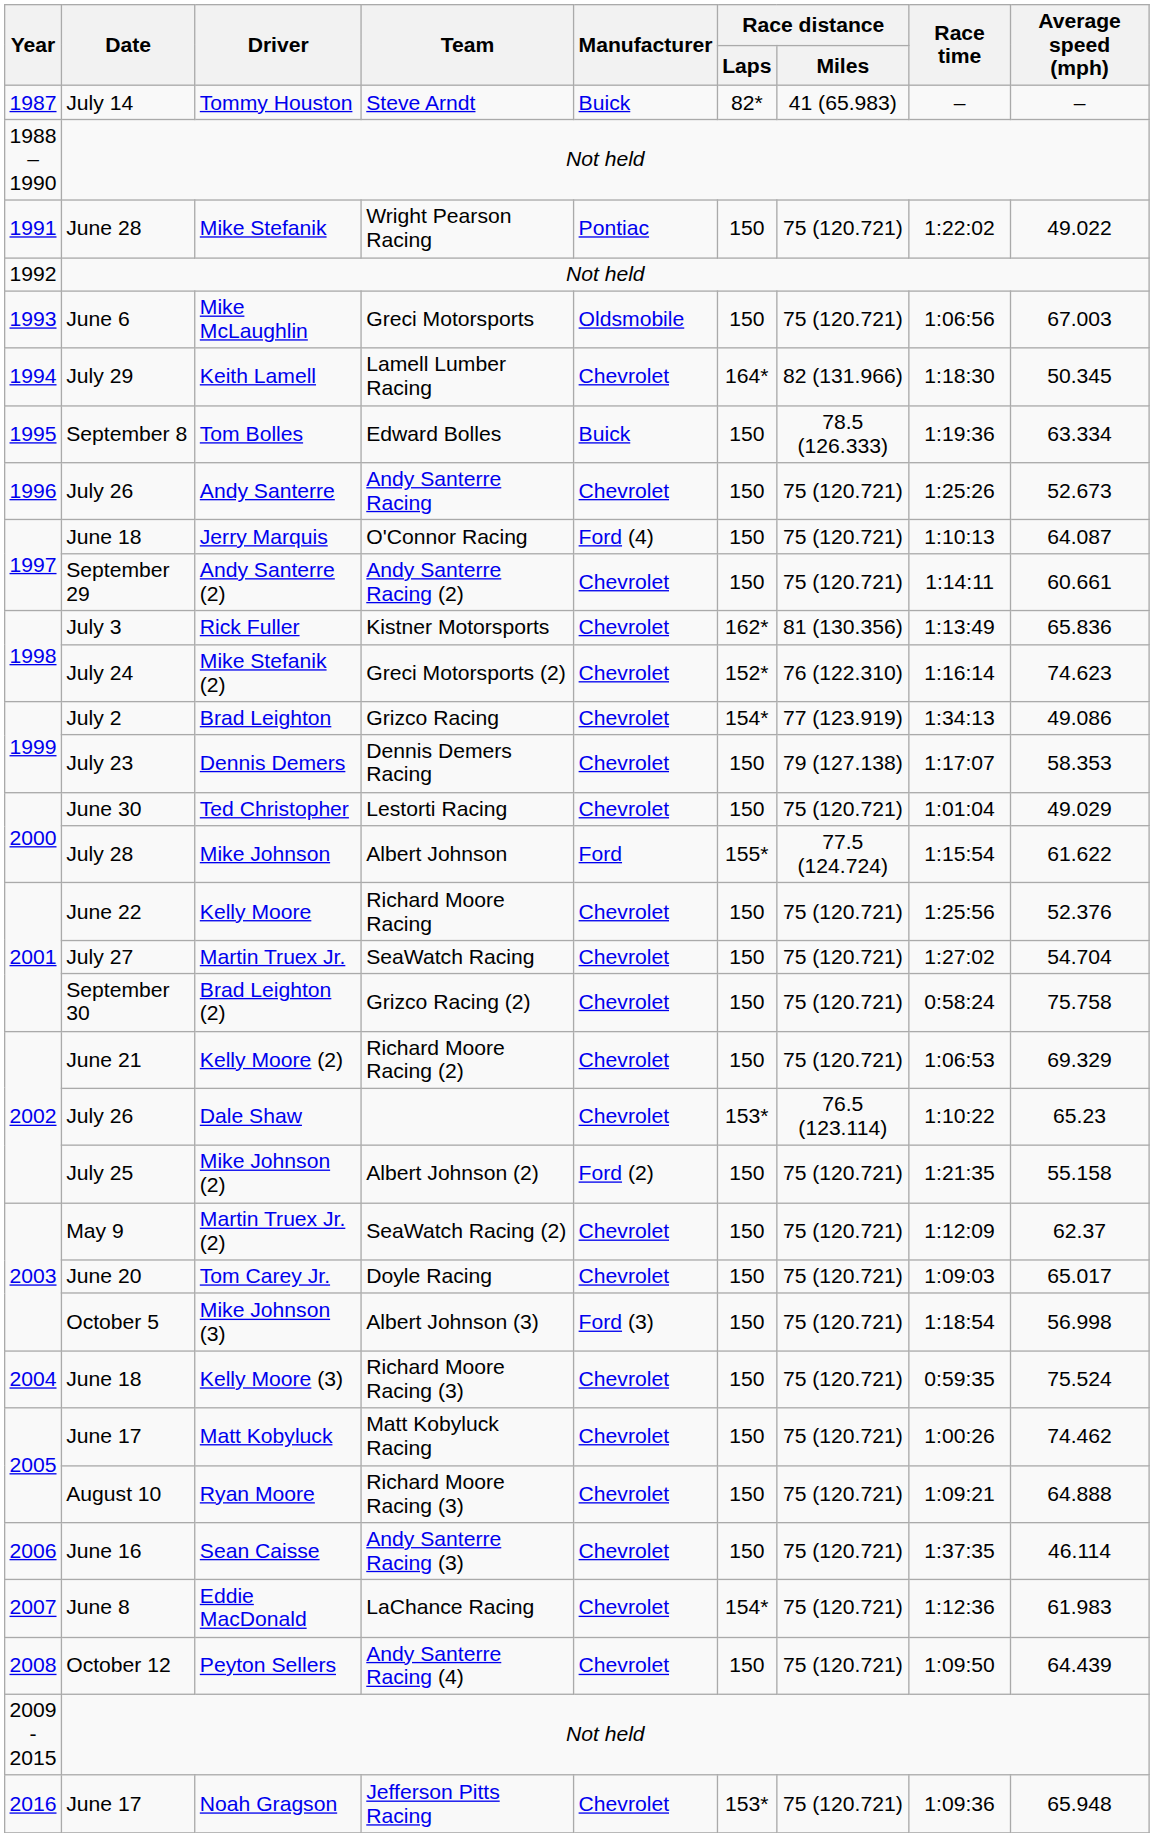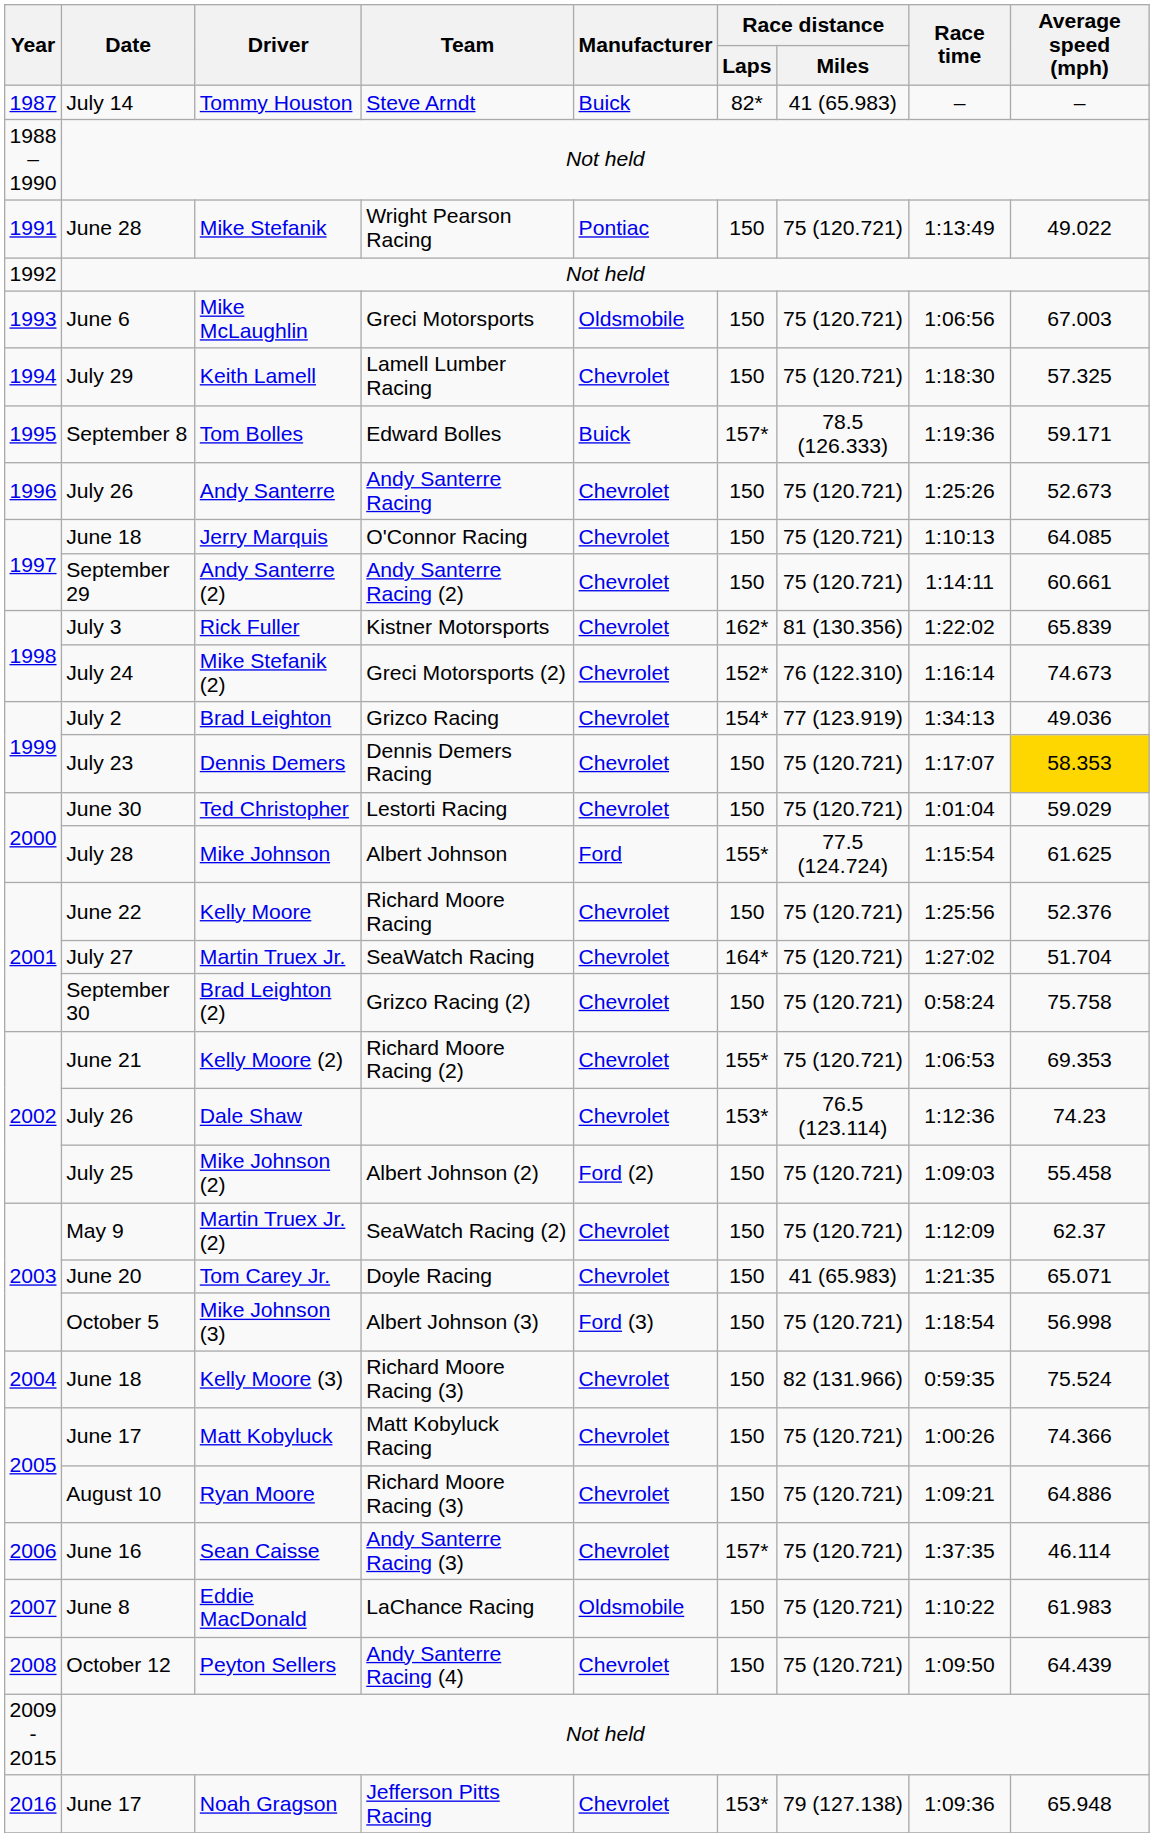(960, 228) 1:22:02 -> (960, 228) 1:13:49
(747, 376) 164* -> (747, 376) 150
(843, 376) 82 (131.966) -> (843, 376) 75 (120.721)
(1080, 376) 50.345 -> (1080, 376) 57.325
(747, 433) 150 -> (747, 433) 157*
(1080, 433) 63.334 -> (1080, 433) 59.171
(616, 536) Ford (4) -> (624, 536) Chevrolet
(1080, 536) 64.087 -> (1080, 536) 64.085
(960, 627) 1:13:49 -> (960, 627) 1:22:02
(1080, 627) 65.836 -> (1080, 627) 65.839
(1080, 672) 74.623 -> (1080, 672) 74.673
(1080, 718) 49.086 -> (1080, 718) 49.036
(843, 763) 79 (127.138) -> (843, 763) 75 (120.721)
(1080, 763) no background -> (1080, 763) gold background
(1080, 808) 49.029 -> (1080, 808) 59.029
(1080, 854) 61.622 -> (1080, 854) 61.625
(747, 956) 150 -> (747, 956) 164*
(1080, 956) 54.704 -> (1080, 956) 51.704
(747, 1059) 150 -> (747, 1059) 155*
(1080, 1059) 69.329 -> (1080, 1059) 69.353
(960, 1116) 1:10:22 -> (960, 1116) 1:12:36
(1080, 1116) 65.23 -> (1080, 1116) 74.23
(960, 1173) 1:21:35 -> (960, 1173) 1:09:03
(1080, 1173) 55.158 -> (1080, 1173) 55.458
(843, 1276) 75 (120.721) -> (843, 1276) 41 (65.983)
(960, 1276) 1:09:03 -> (960, 1276) 1:21:35
(1080, 1276) 65.017 -> (1080, 1276) 65.071
(843, 1379) 75 (120.721) -> (843, 1379) 82 (131.966)
(1080, 1436) 74.462 -> (1080, 1436) 74.366
(1080, 1493) 64.888 -> (1080, 1493) 64.886
(747, 1550) 150 -> (747, 1550) 157*
(624, 1608) Chevrolet -> (631, 1608) Oldsmobile
(747, 1608) 154* -> (747, 1608) 150
(960, 1608) 1:12:36 -> (960, 1608) 1:10:22
(843, 1803) 75 (120.721) -> (843, 1803) 79 (127.138)
